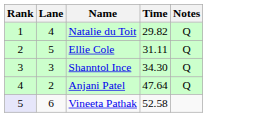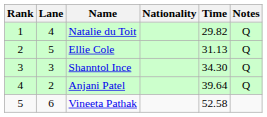+ column: (169, 13)
(155, 49) 31.11 -> (215, 49) 31.13
(155, 85) 47.64 -> (215, 85) 39.64
(20, 103) lavender background -> (20, 103) no background
